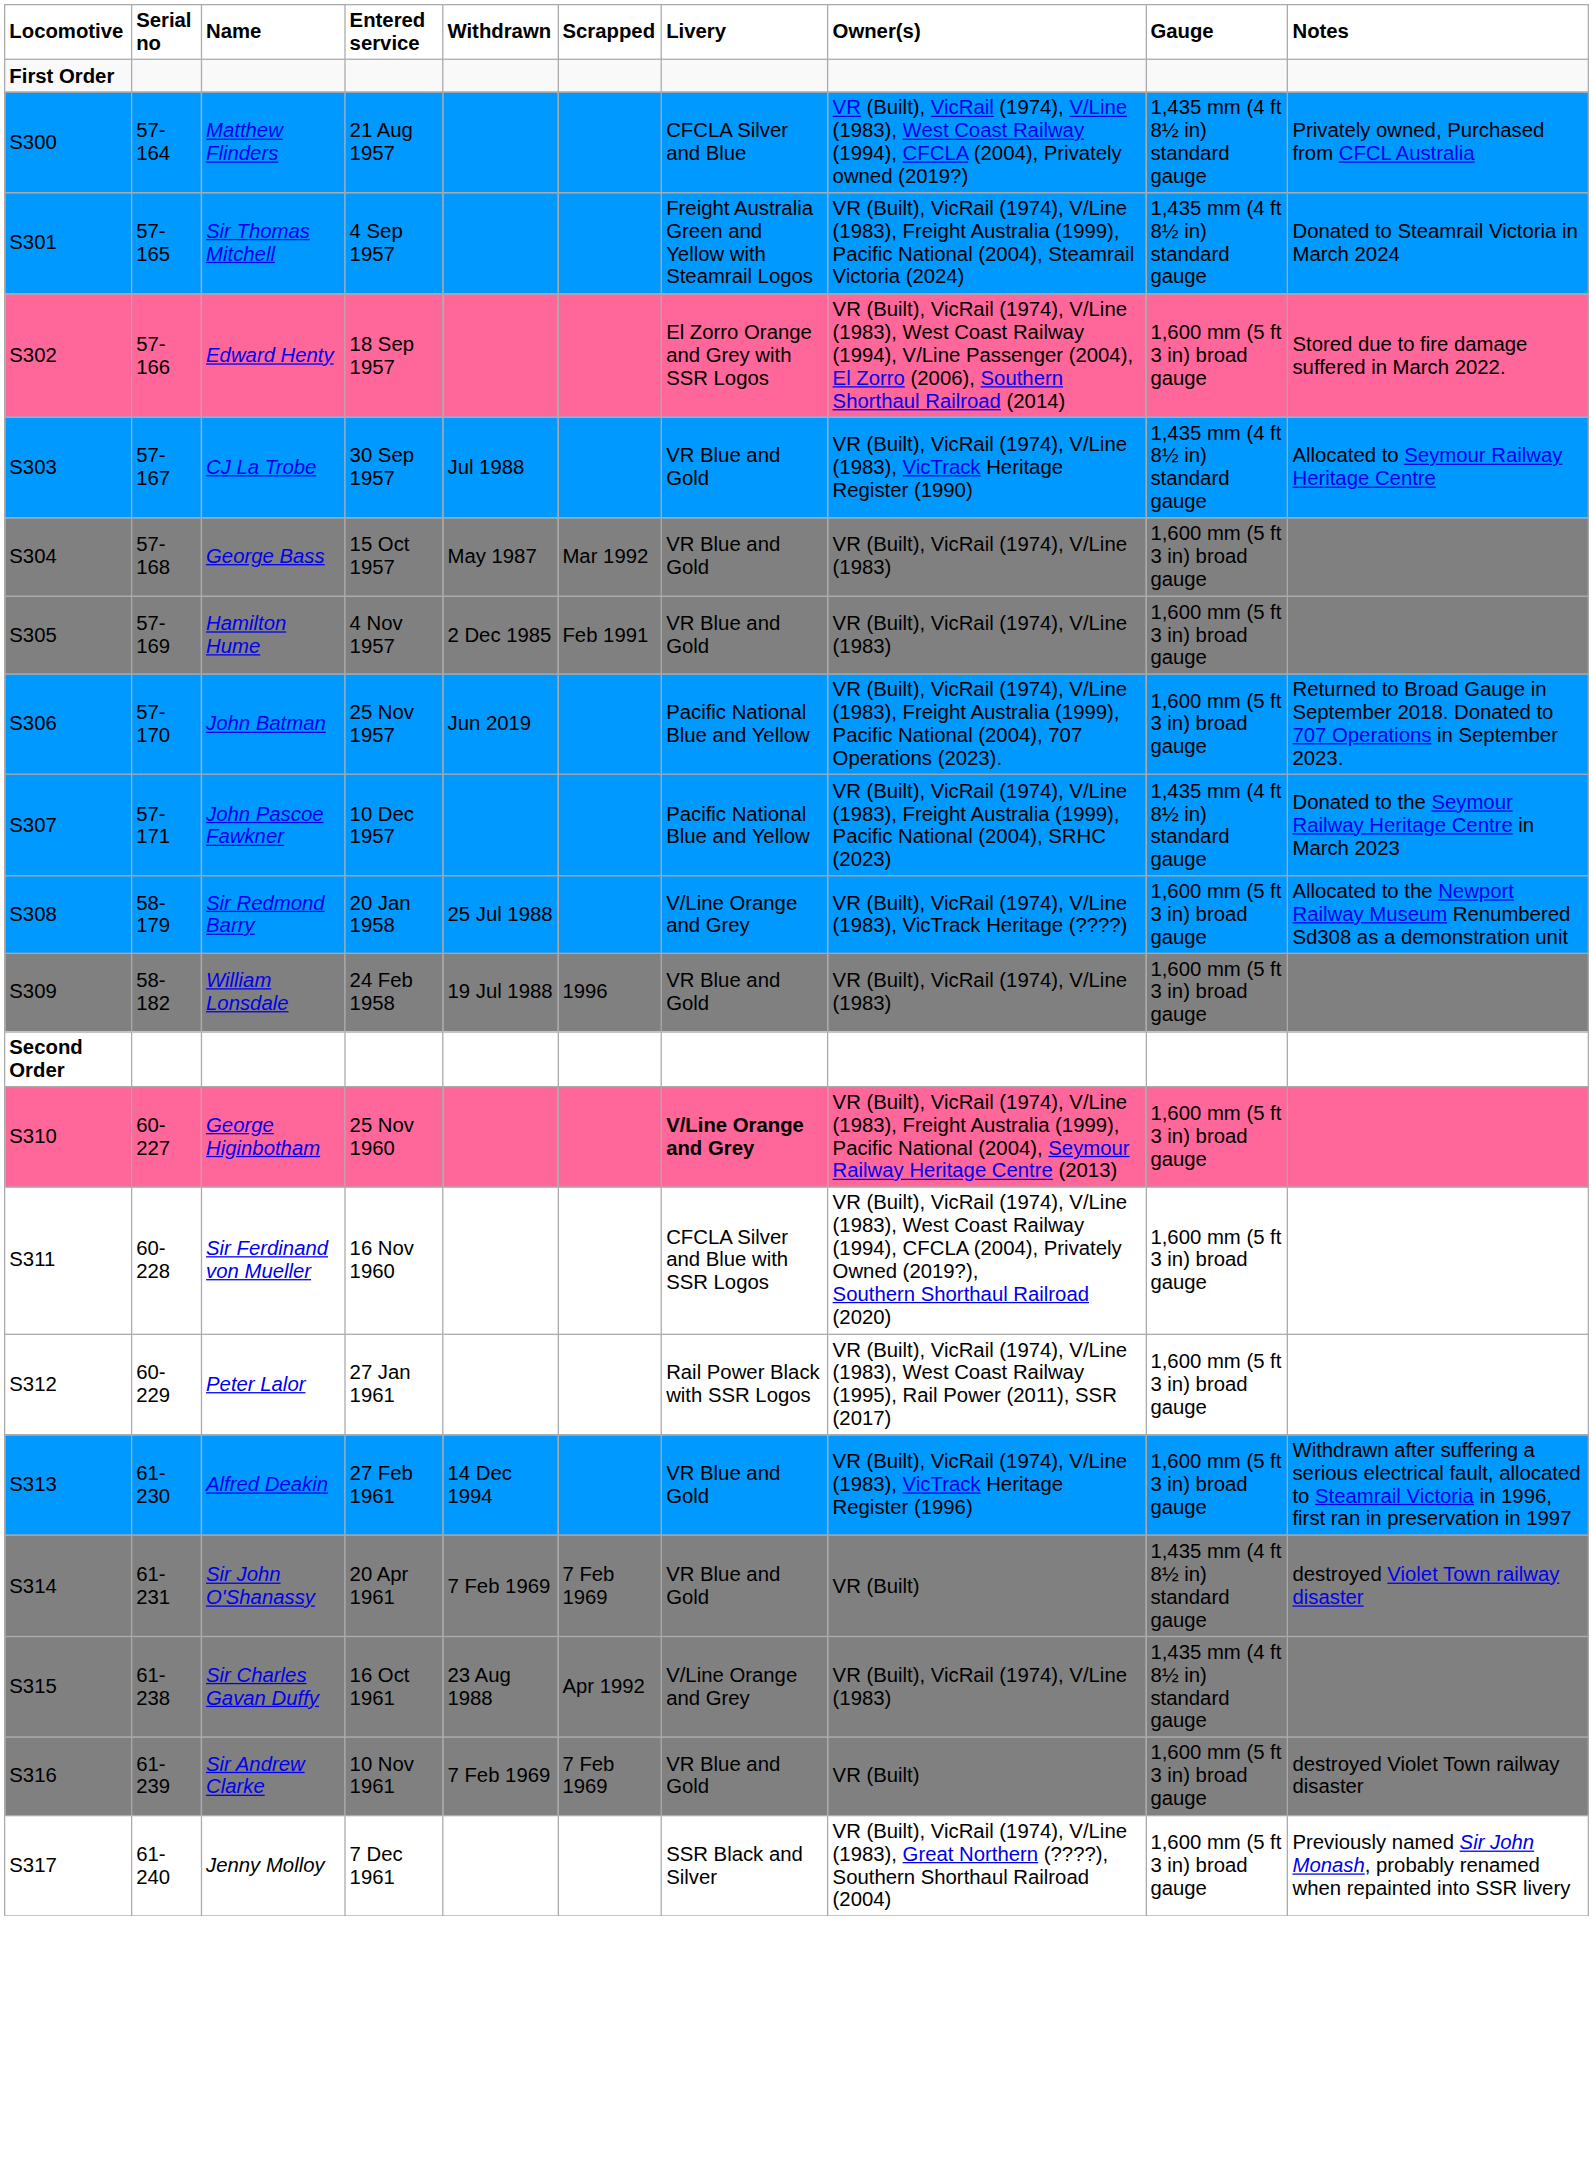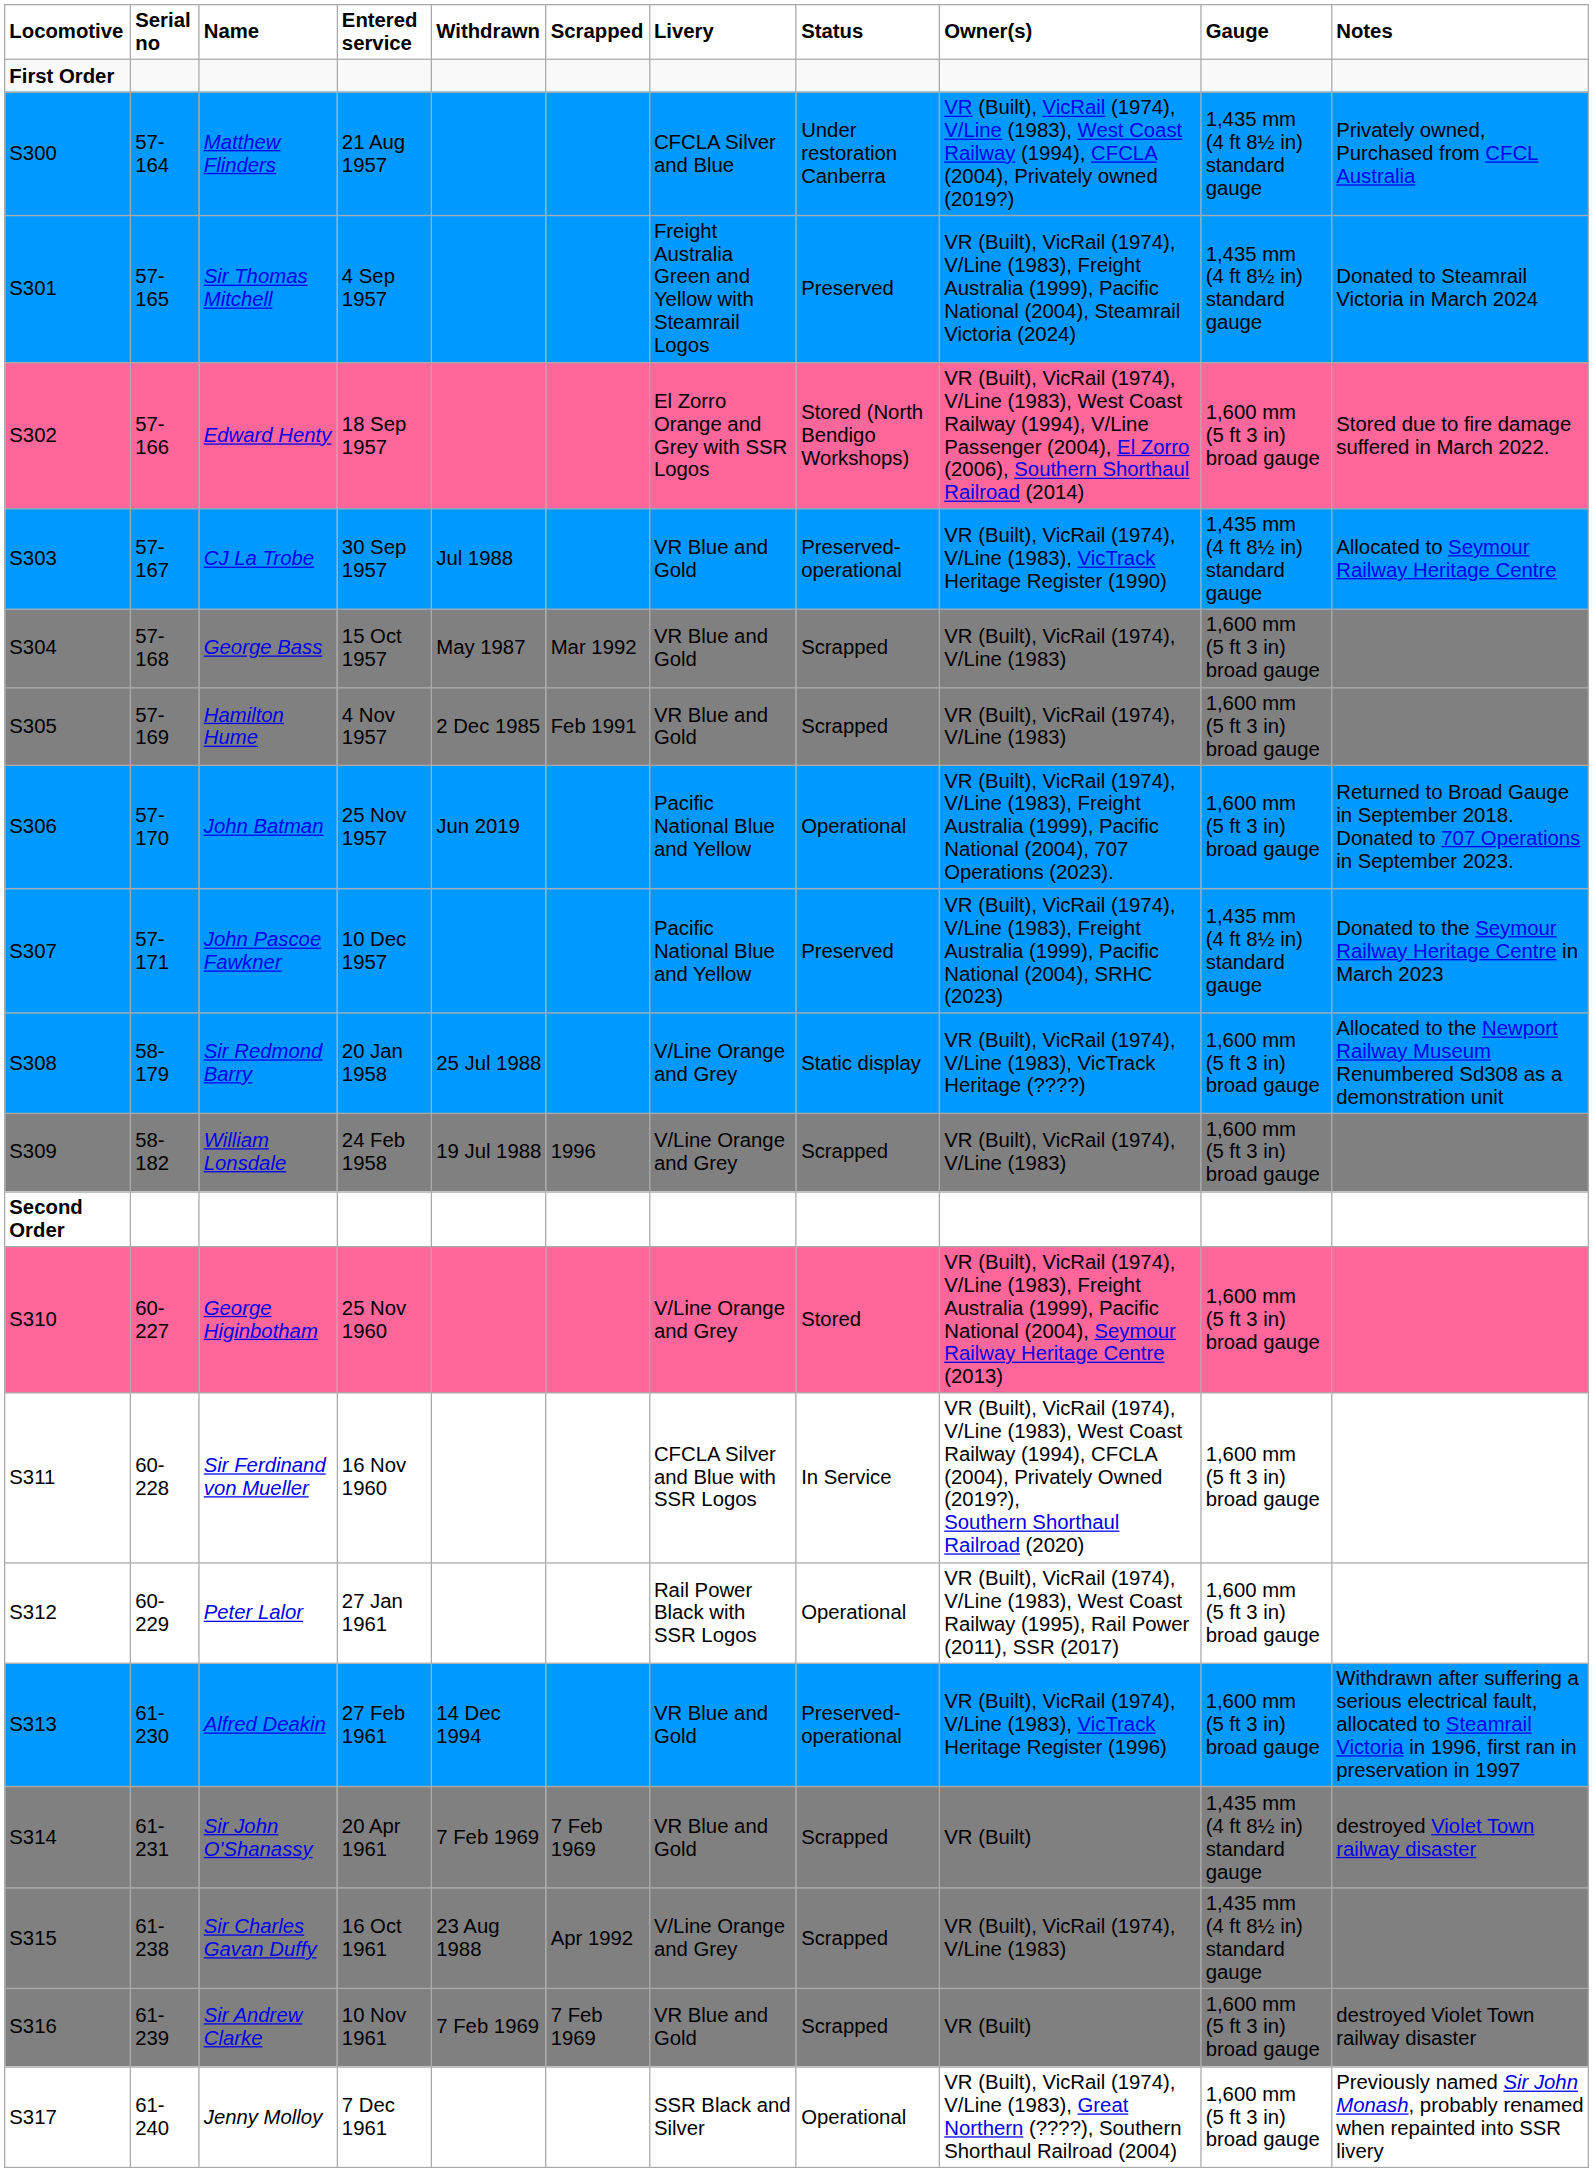+ column: (832, 32)
(723, 992) VR Blue and Gold -> (719, 1152) V/Line Orange and Grey
(735, 1136) bold -> (719, 1319) normal
